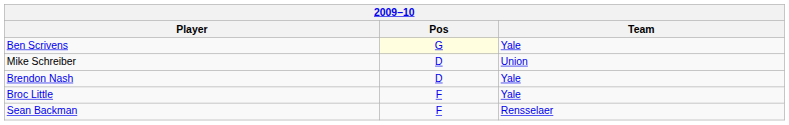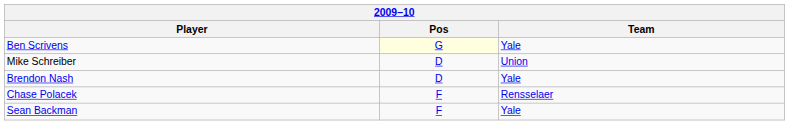+ row: (42, 95)
- row: (30, 95)
(527, 111) Rensselaer -> (511, 111) Yale
